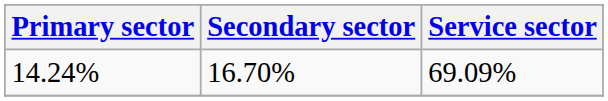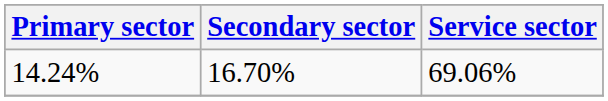(472, 72) 69.09% -> (472, 72) 69.06%
